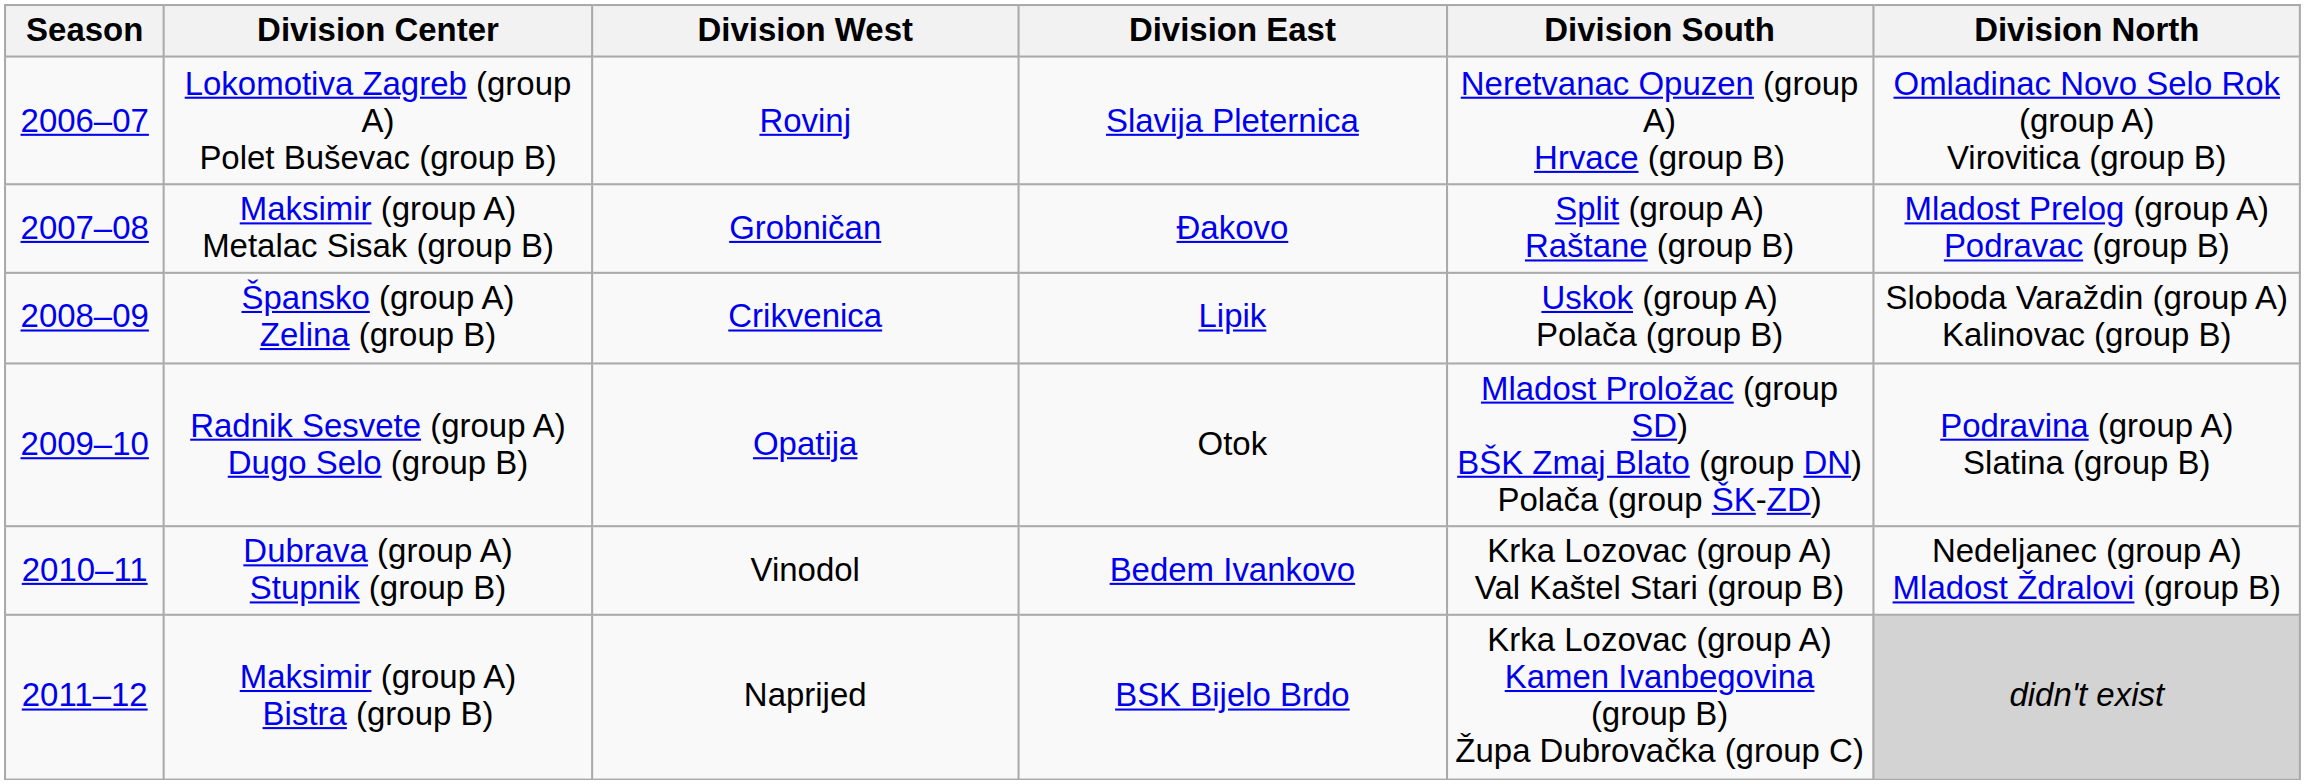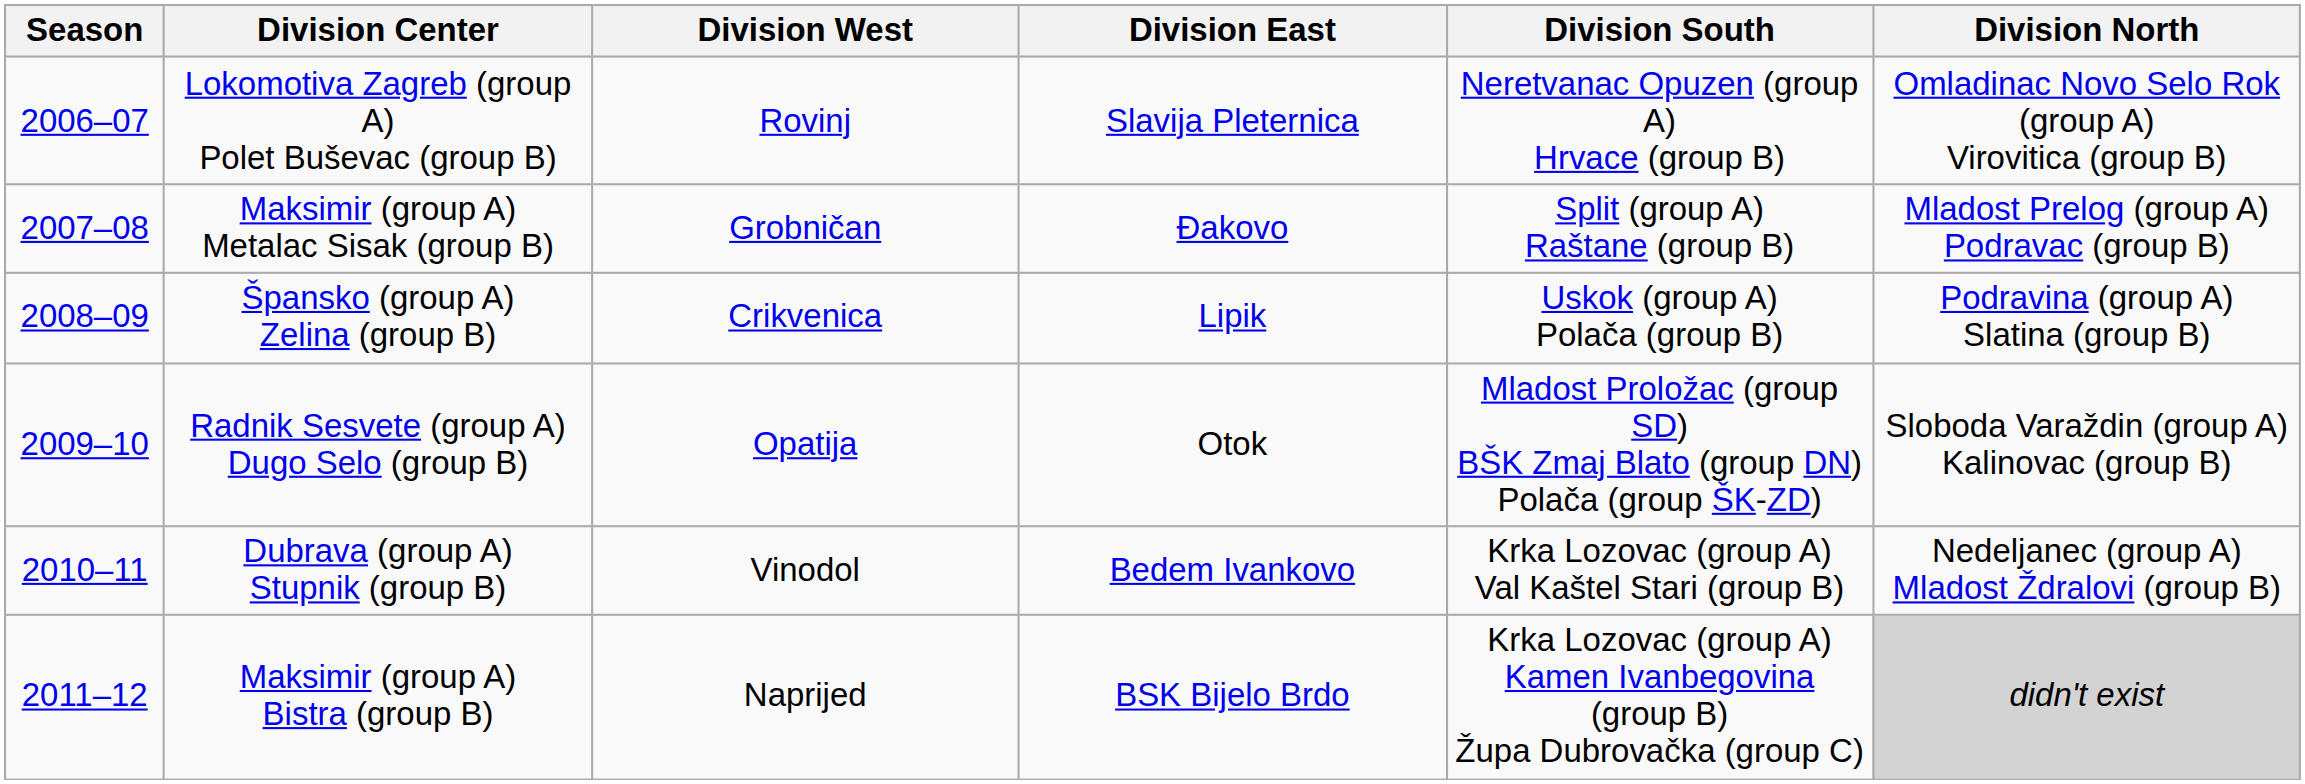(2087, 317) Sloboda Varaždin (group A) Kalinovac (group B) -> (2087, 317) Podravina (group A) Slatina (group B)
(2087, 443) Podravina (group A) Slatina (group B) -> (2087, 443) Sloboda Varaždin (group A) Kalinovac (group B)
